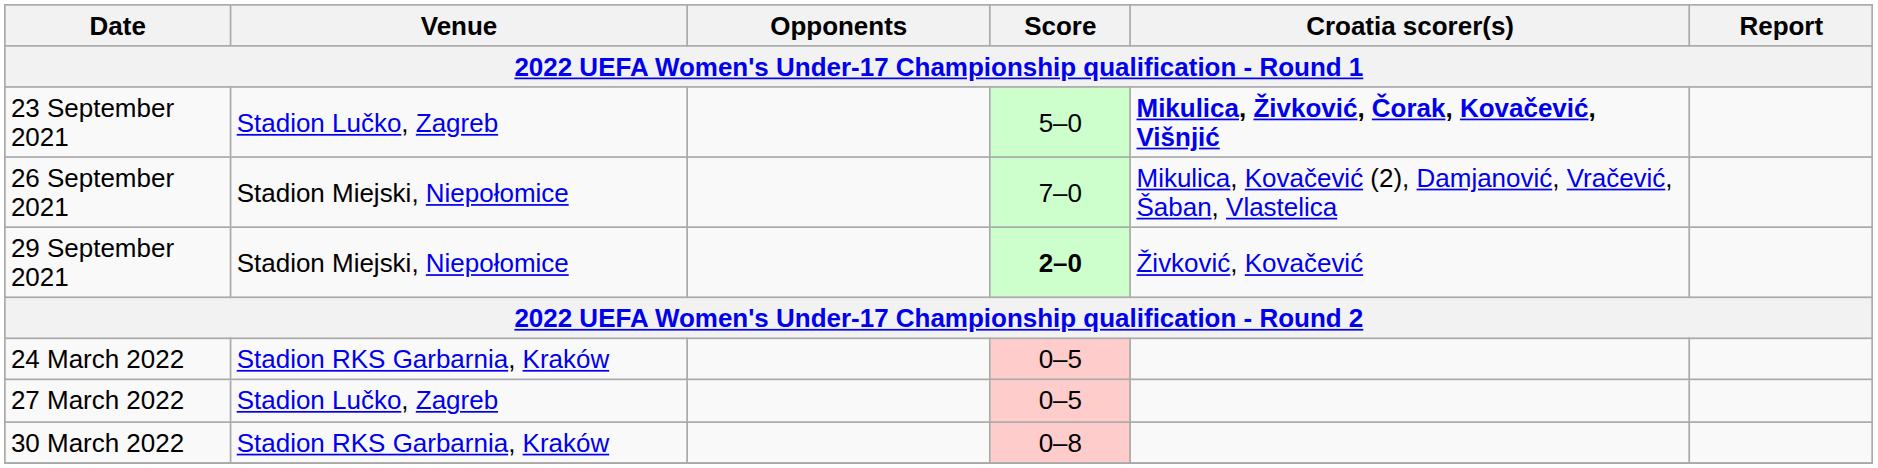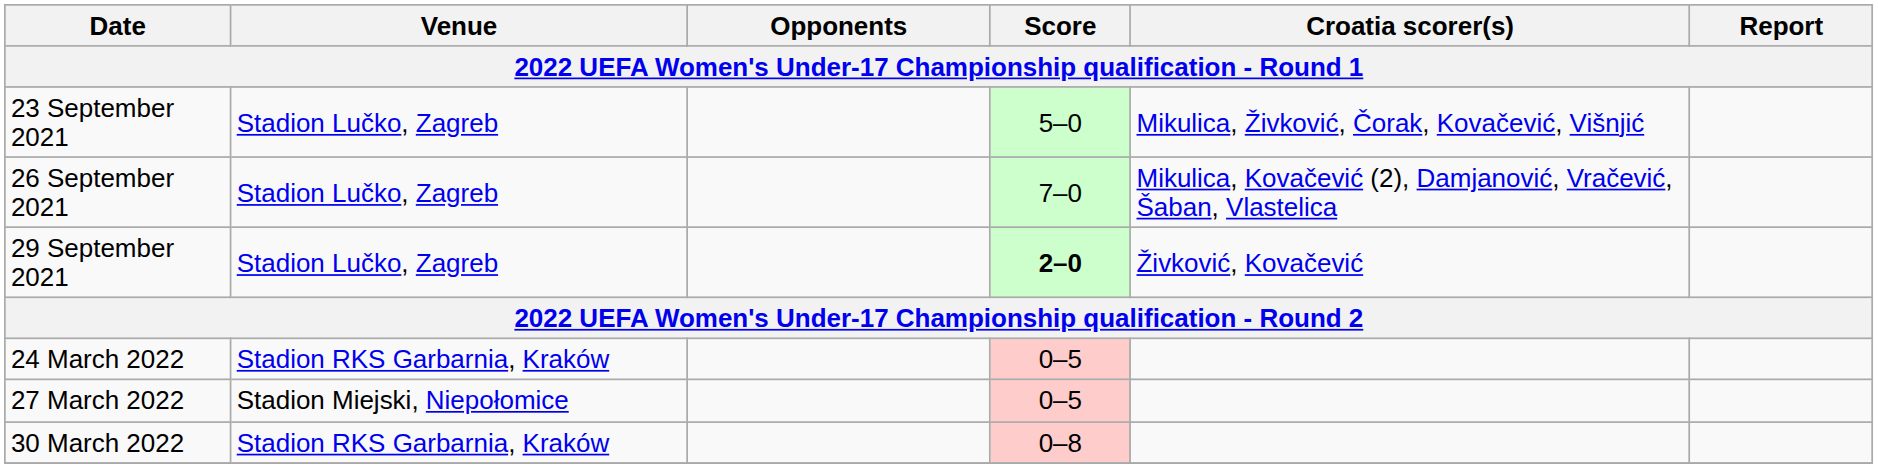(1366, 122) bold -> (1390, 122) normal
(403, 193) Stadion Miejski, Niepołomice -> (367, 193) Stadion Lučko, Zagreb
(403, 263) Stadion Miejski, Niepołomice -> (367, 263) Stadion Lučko, Zagreb
(367, 401) Stadion Lučko, Zagreb -> (403, 401) Stadion Miejski, Niepołomice
